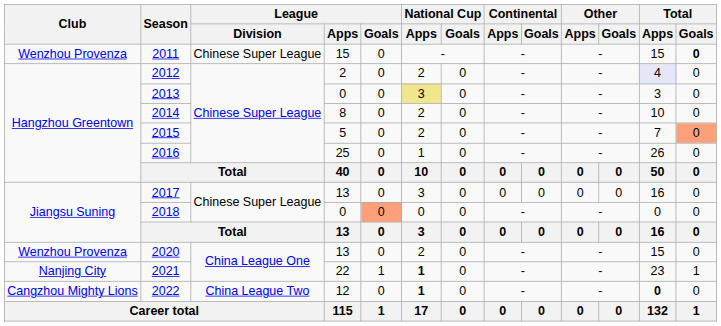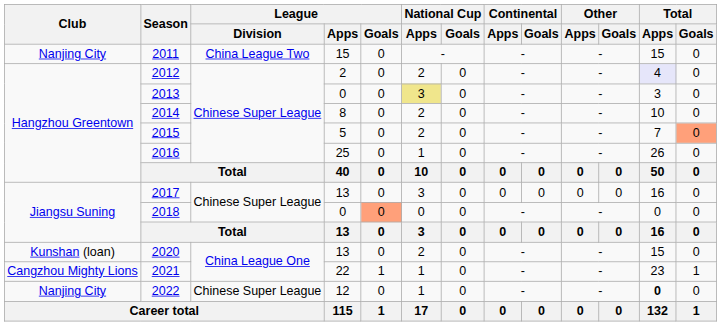(72, 53) Wenzhou Provenza -> (72, 53) Nanjing City
(257, 53) Chinese Super League -> (257, 53) China League Two
(696, 53) bold -> (696, 53) normal
(72, 251) Wenzhou Provenza -> (72, 251) Kunshan (loan)
(72, 271) Nanjing City -> (72, 271) Cangzhou Mighty Lions
(421, 271) bold -> (421, 271) normal
(72, 291) Cangzhou Mighty Lions -> (72, 291) Nanjing City
(257, 291) China League Two -> (257, 291) Chinese Super League
(421, 291) bold -> (421, 291) normal
